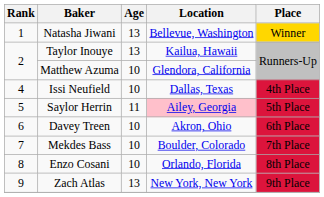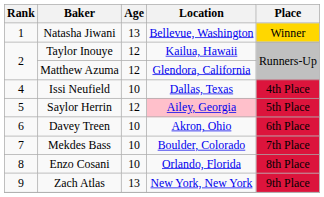(134, 51) 13 -> (134, 51) 12
(134, 70) 10 -> (134, 70) 12
(134, 107) 11 -> (134, 107) 12
